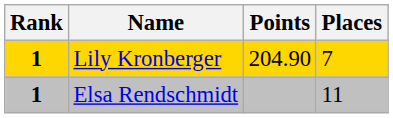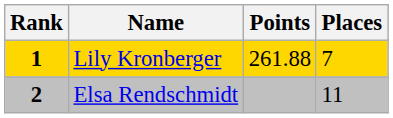(280, 58) 204.90 -> (280, 58) 261.88
(36, 94) 1 -> (36, 94) 2
